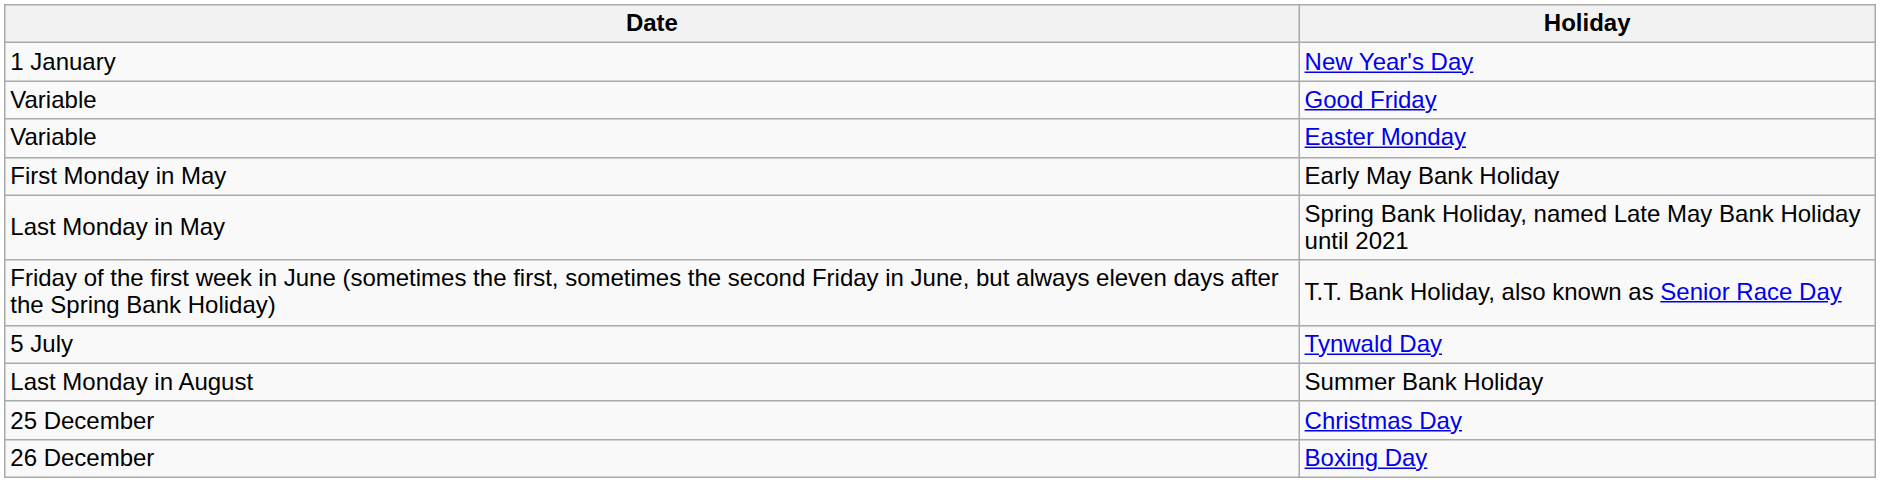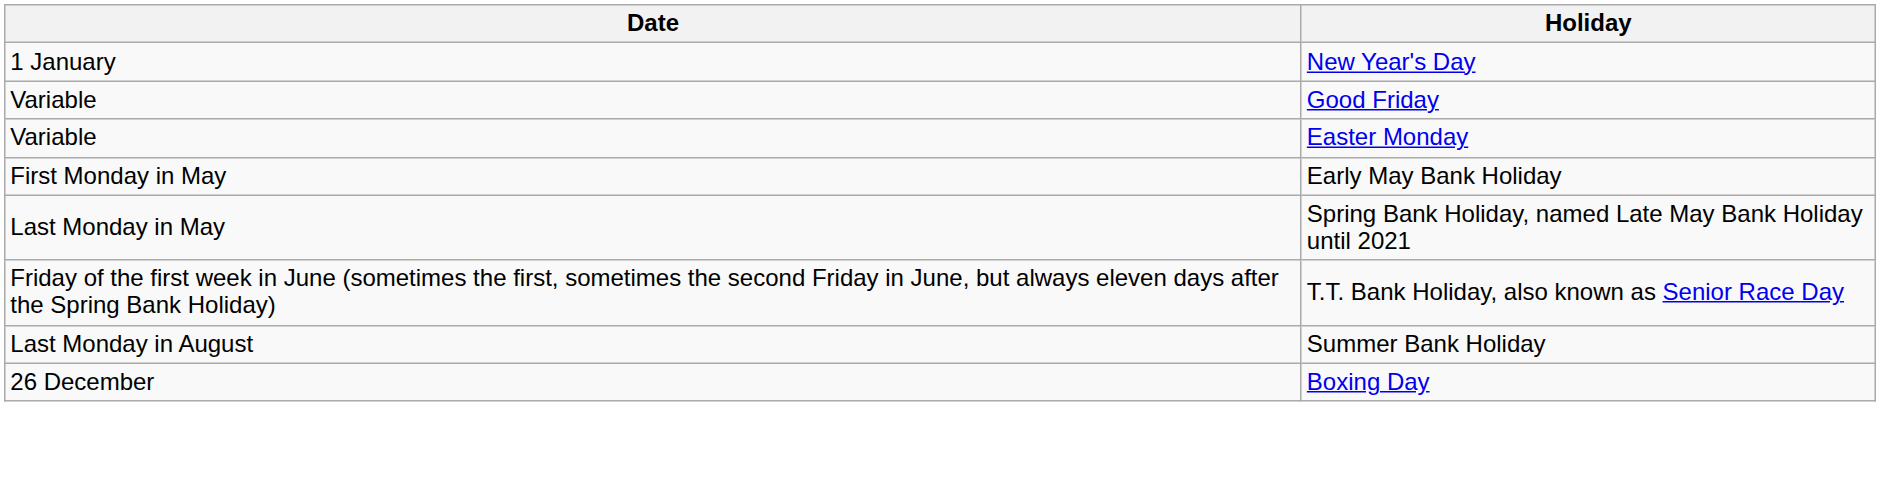- row: (1373, 343)
- row: (1383, 420)
